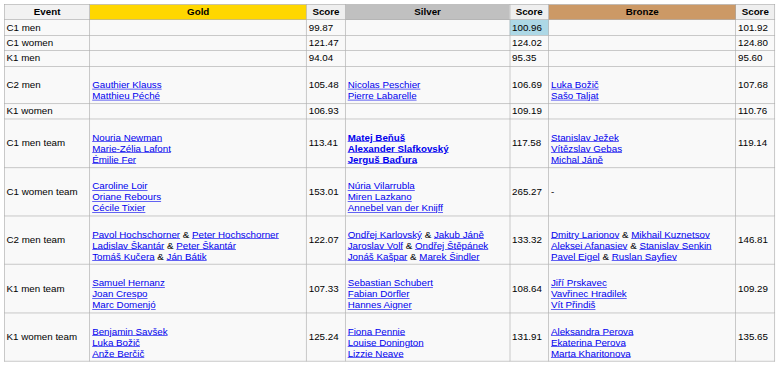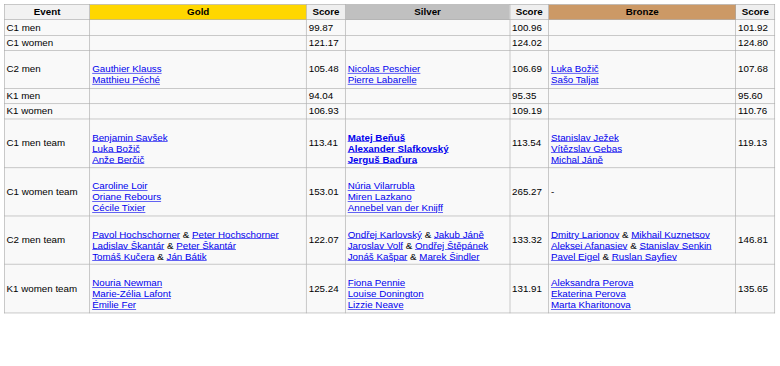(527, 27) lightblue background -> (527, 27) no background
(324, 43) 121.47 -> (324, 43) 121.17
rows swapped: (24, 85) <-> (23, 58)
(132, 149) Nouria Newman Marie-Zélia Lafont Émilie Fer -> (130, 149) Benjamin Savšek Luka Božič Anže Berčič
(527, 143) 117.58 -> (527, 143) 113.54
(753, 143) 119.14 -> (753, 143) 119.13
- row: (36, 288)
(130, 342) Benjamin Savšek Luka Božič Anže Berčič -> (132, 294) Nouria Newman Marie-Zélia Lafont Émilie Fer
